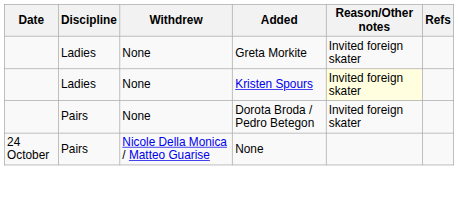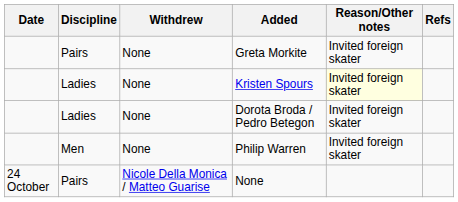(78, 52) Ladies -> (74, 52) Pairs
(74, 116) Pairs -> (78, 116) Ladies
+ row: (271, 148)
